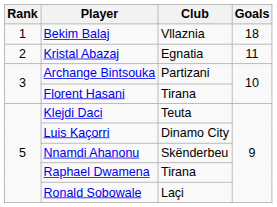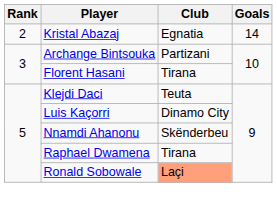- row: (76, 34)
(252, 53) 11 -> (252, 34) 14
(172, 192) no background -> (172, 172) lightsalmon background
